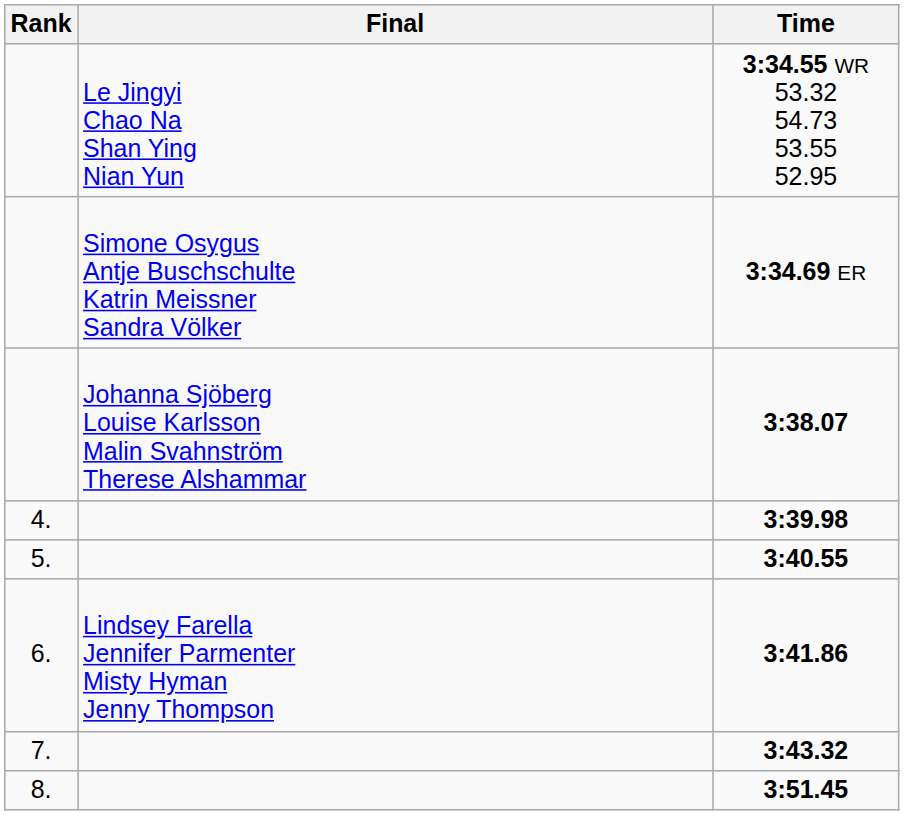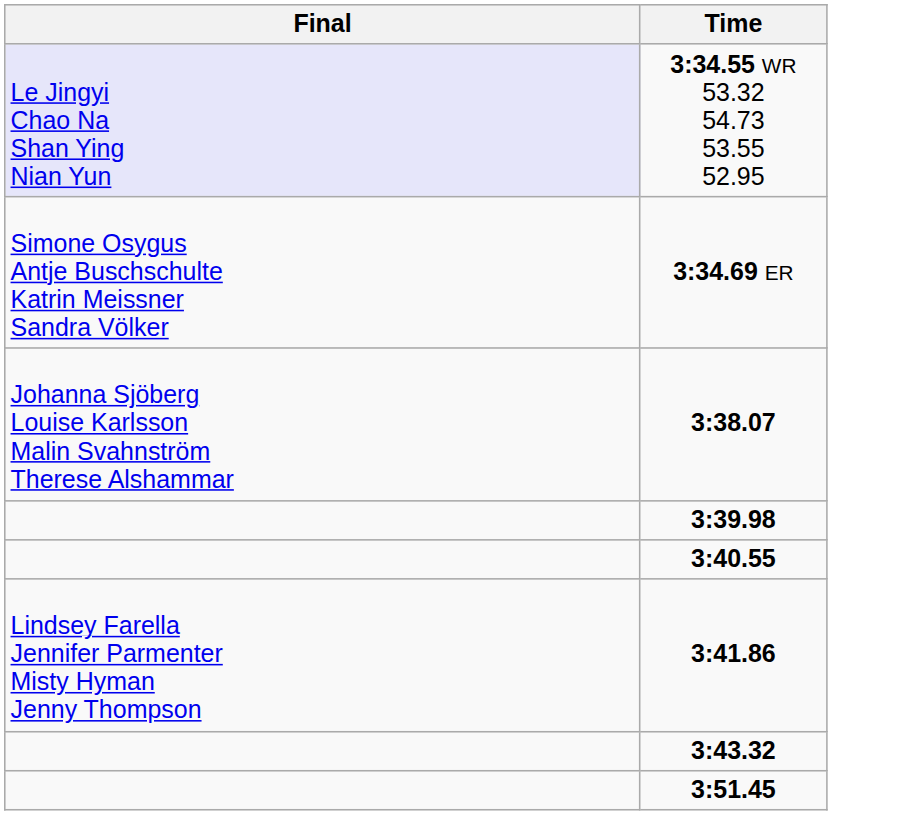- column: (41, 24)
(140, 134) no background -> (67, 134) lavender background
